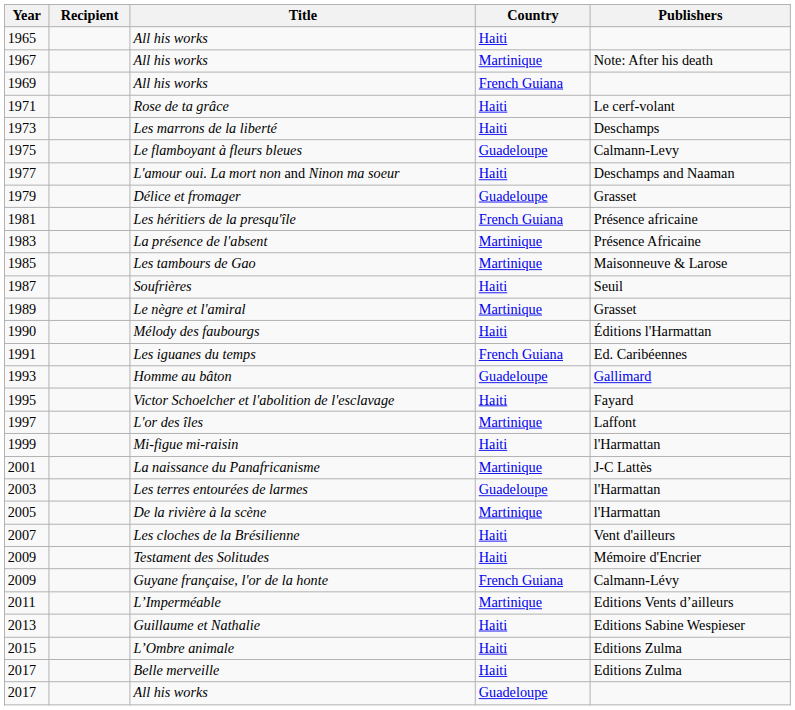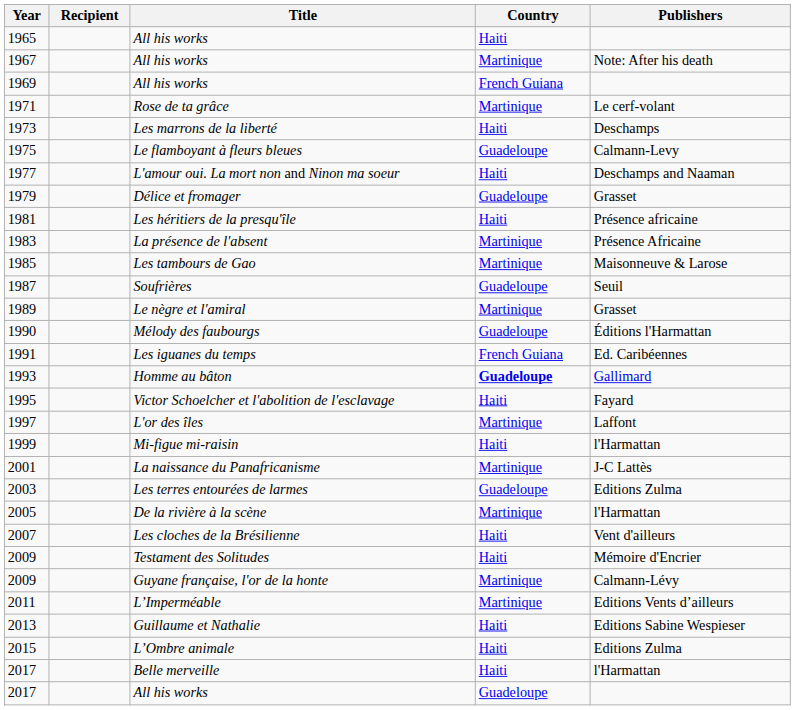(493, 106) Haiti -> (510, 106) Martinique
(521, 219) French Guiana -> (493, 219) Haiti
(493, 286) Haiti -> (513, 286) Guadeloupe
(493, 331) Haiti -> (513, 331) Guadeloupe
(513, 377) normal -> (516, 377) bold
(627, 490) l'Harmattan -> (638, 490) Editions Zulma
(521, 580) French Guiana -> (510, 580) Martinique
(638, 670) Editions Zulma -> (627, 670) l'Harmattan
